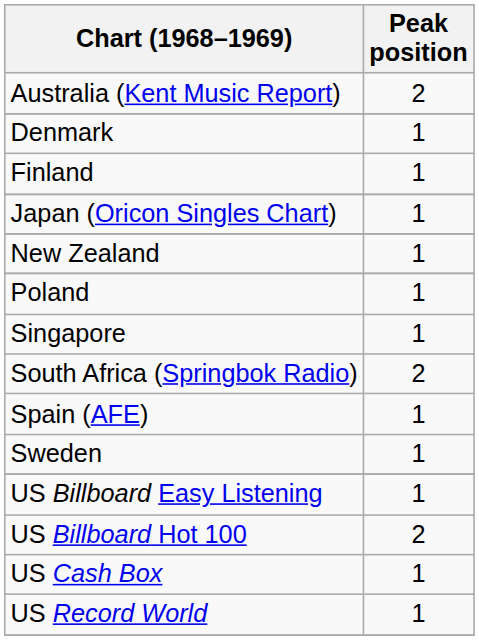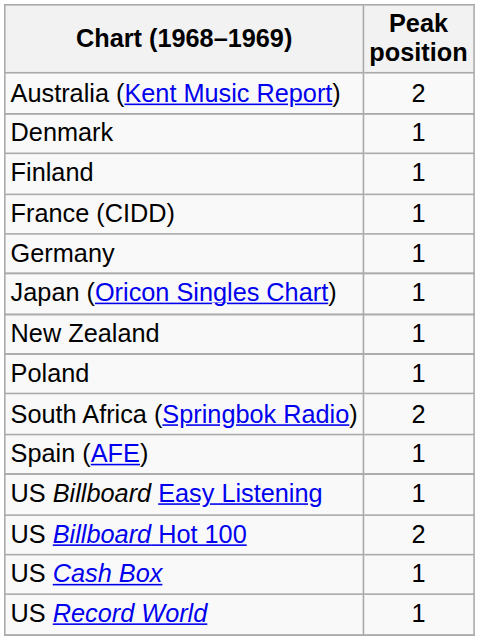+ row: (93, 213)
+ row: (63, 253)
- row: (68, 333)
- row: (56, 453)
